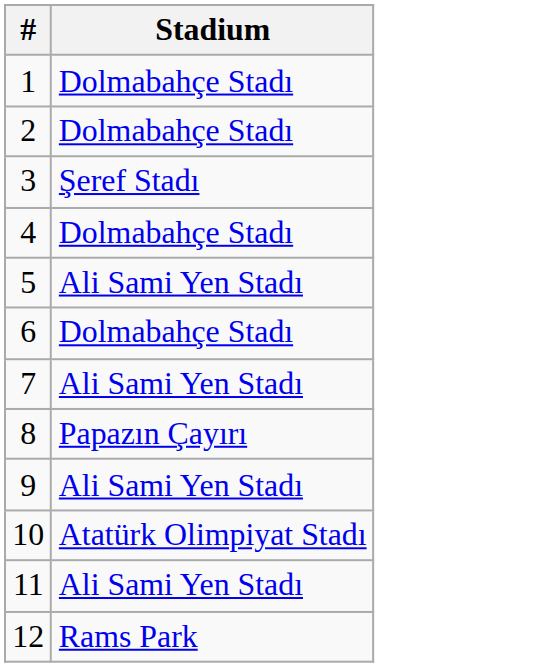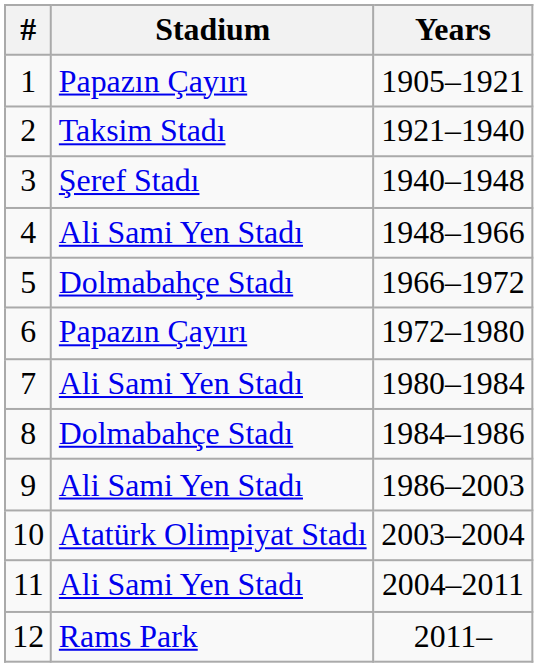+ column: (453, 29)
(176, 80) Dolmabahçe Stadı -> (153, 80) Papazın Çayırı
(176, 130) Dolmabahçe Stadı -> (142, 130) Taksim Stadı
(176, 231) Dolmabahçe Stadı -> (181, 231) Ali Sami Yen Stadı
(181, 282) Ali Sami Yen Stadı -> (176, 282) Dolmabahçe Stadı
(176, 332) Dolmabahçe Stadı -> (153, 332) Papazın Çayırı
(153, 433) Papazın Çayırı -> (176, 433) Dolmabahçe Stadı
